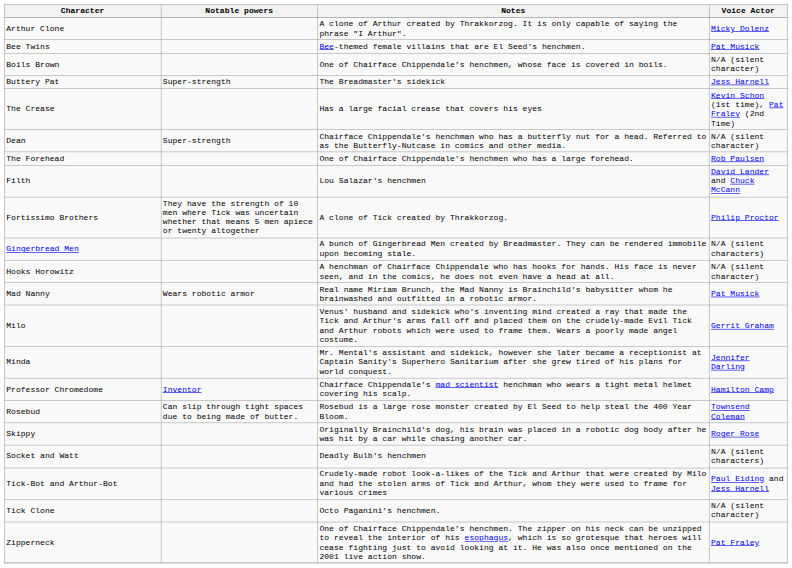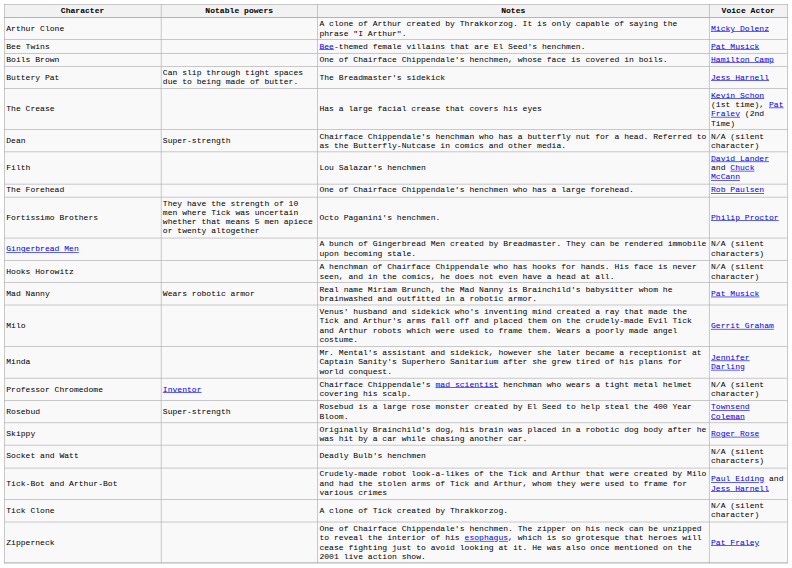(738, 64) N/A (silent character) -> (742, 60) Hamilton Camp
(197, 82) Super-strength -> (233, 77) Can slip through tight spaces due to being made of butter.
rows swapped: (18, 181) <-> (35, 159)
(414, 217) A clone of Tick created by Thrakkorzog. -> (380, 217) Octo Paganini's henchmen.
(742, 389) Hamilton Camp -> (738, 389) N/A (silent character)
(233, 412) Can slip through tight spaces due to being made of butter. -> (197, 412) Super-strength
(380, 511) Octo Paganini's henchmen. -> (414, 511) A clone of Tick created by Thrakkorzog.
